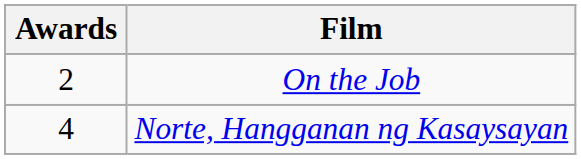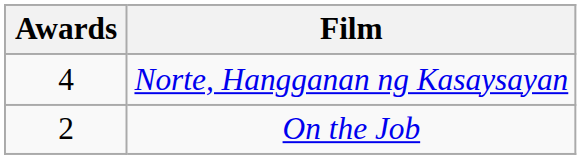rows swapped: (351, 128) <-> (351, 79)
